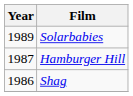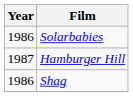(21, 37) 1989 -> (21, 37) 1986
